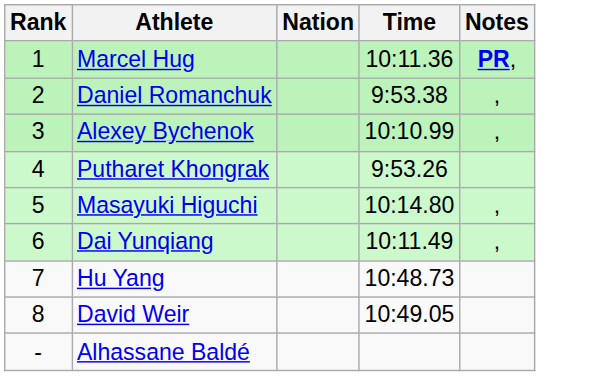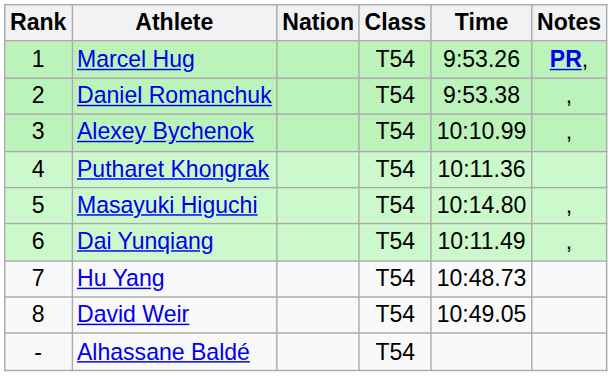+ column: (395, 22)
(409, 59) 10:11.36 -> (482, 59) 9:53.26
(409, 168) 9:53.26 -> (482, 168) 10:11.36
